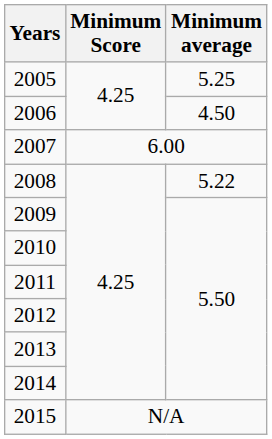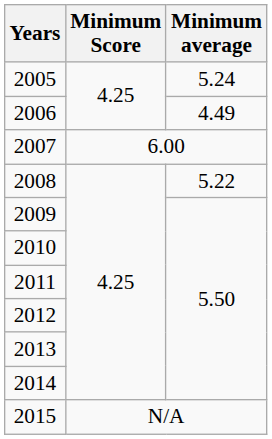(217, 79) 5.25 -> (217, 79) 5.24
(217, 112) 4.50 -> (217, 112) 4.49
